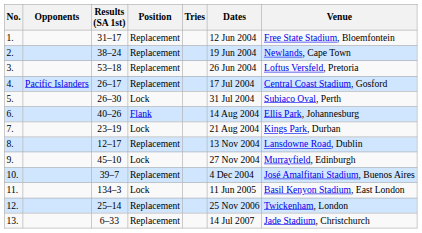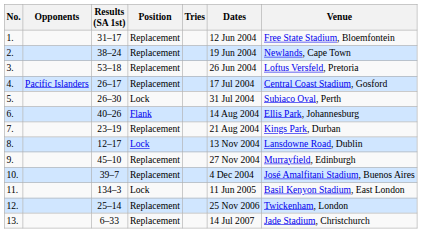(140, 129) Lock -> (155, 129) Replacement
(155, 144) Replacement -> (140, 144) Lock
(140, 159) Lock -> (155, 159) Replacement
